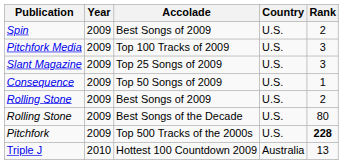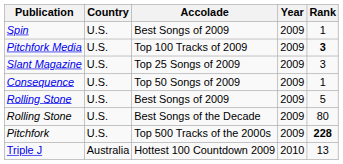columns swapped: (283, 13) <-> (99, 13)
(323, 30) 2 -> (323, 30) 1
(323, 47) normal -> (323, 47) bold
(323, 99) 2 -> (323, 99) 5
